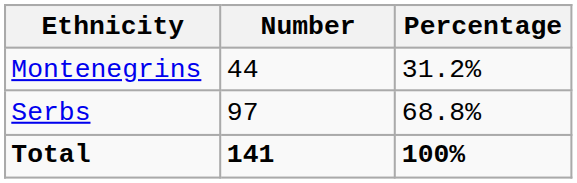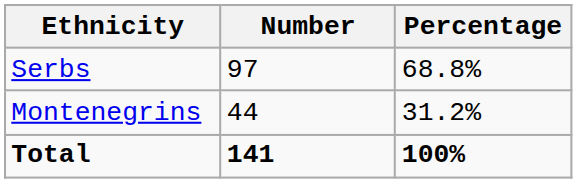rows swapped: (51, 113) <-> (106, 70)
